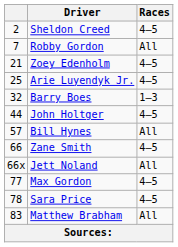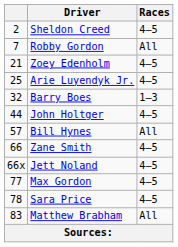(148, 165) All -> (148, 165) 4–5
